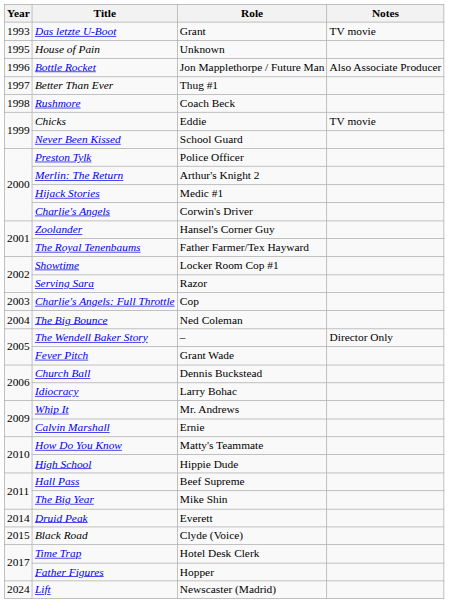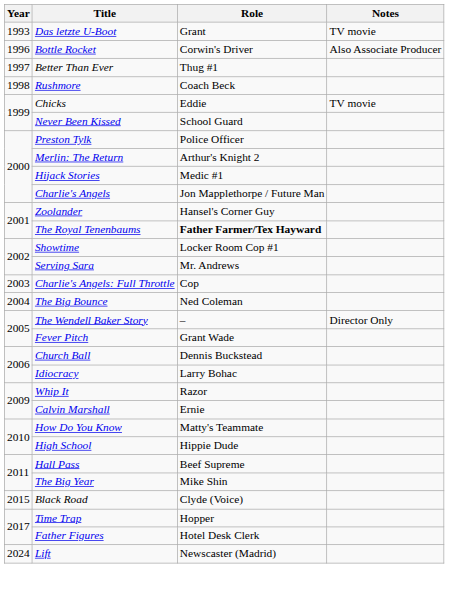- row: (67, 49)
(252, 67) Jon Mapplethorpe / Future Man -> (216, 49) Corwin's Driver
(216, 211) Corwin's Driver -> (252, 193) Jon Mapplethorpe / Future Man
(244, 247) normal -> (251, 229) bold
(193, 283) Razor -> (210, 265) Mr. Andrews
(210, 409) Mr. Andrews -> (193, 391) Razor
- row: (61, 517)
(220, 553) Hotel Desk Clerk -> (197, 517) Hopper
(197, 572) Hopper -> (220, 535) Hotel Desk Clerk
